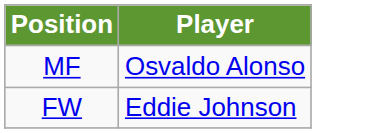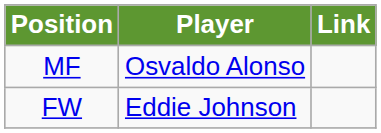+ column: (344, 25)
